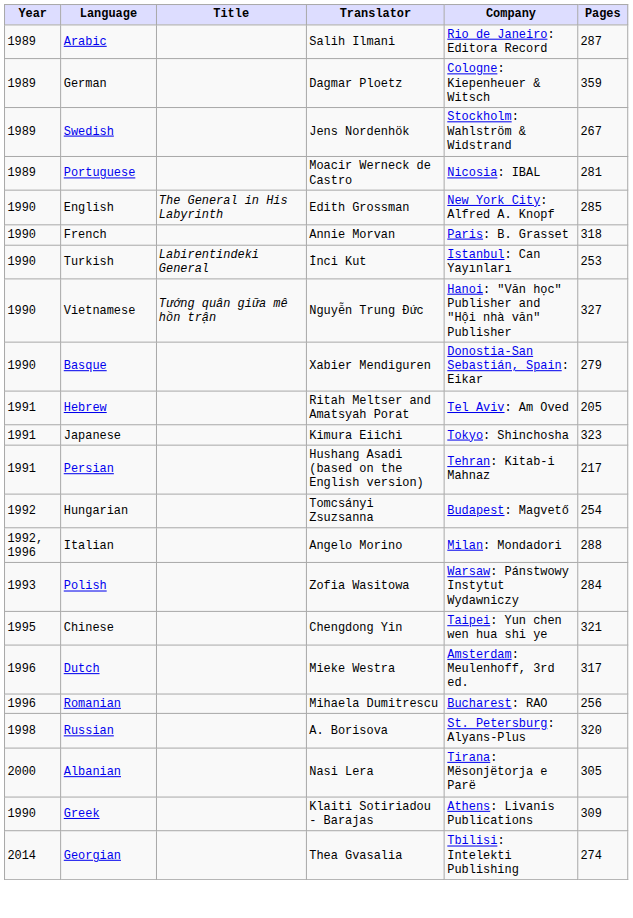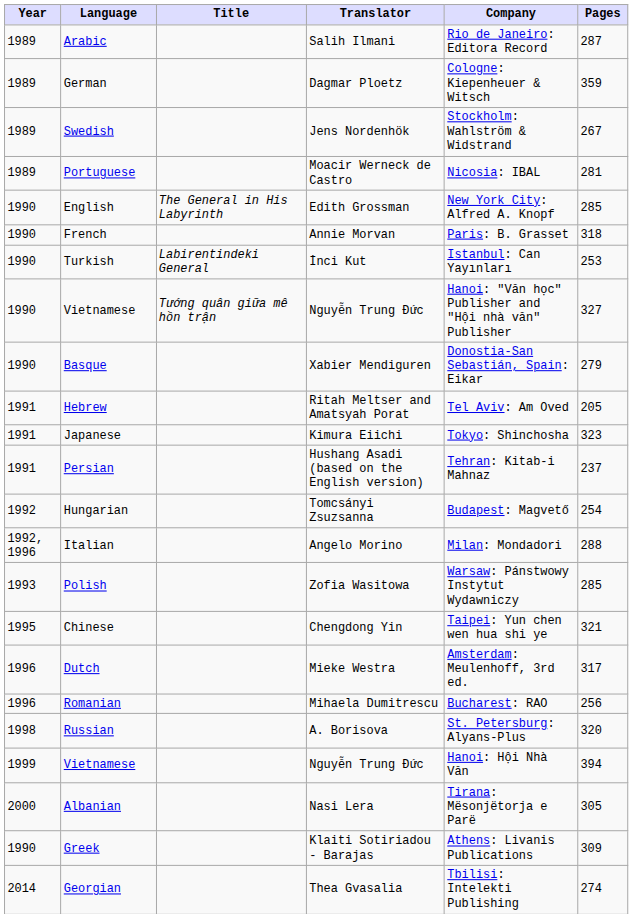(591, 469) 217 -> (591, 469) 237
(591, 586) 284 -> (591, 586) 285
+ row: (22, 765)
